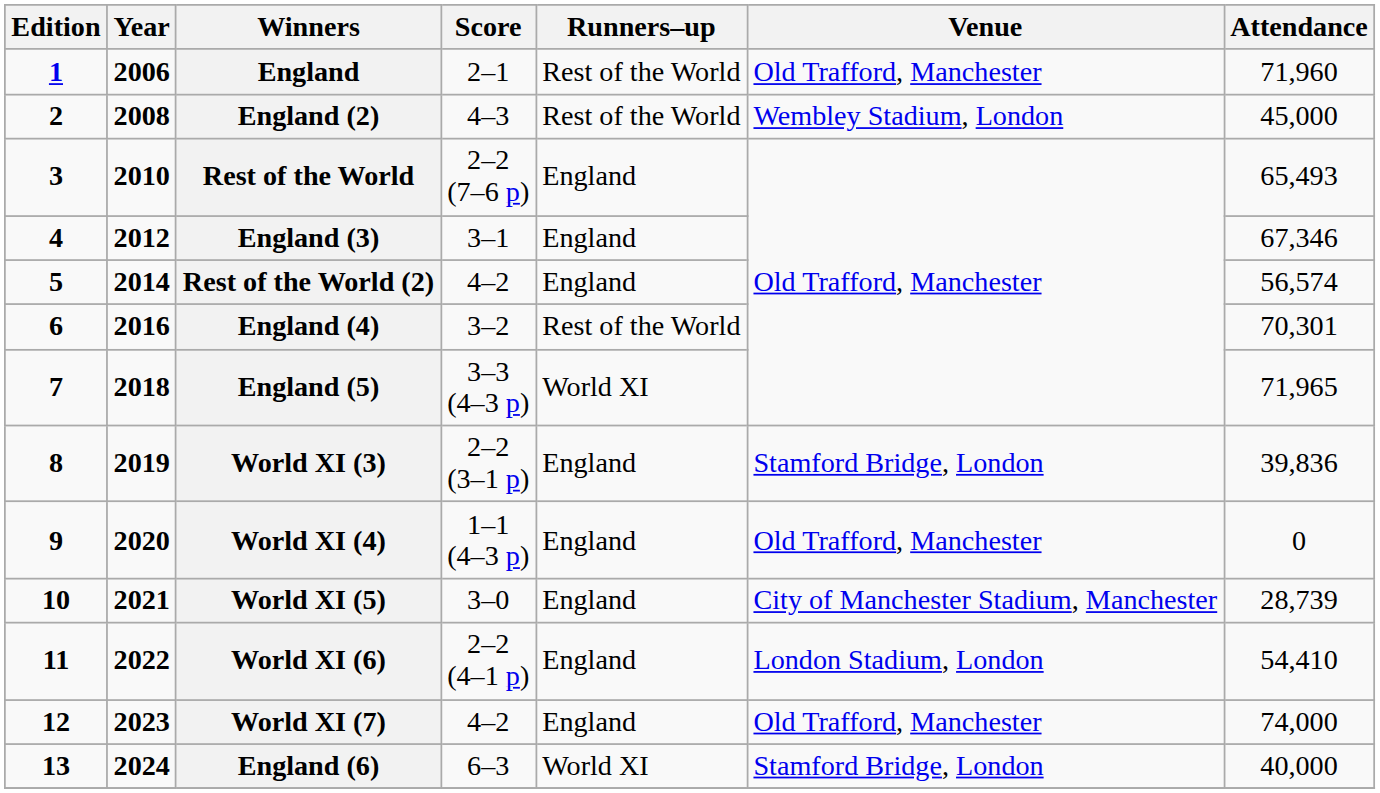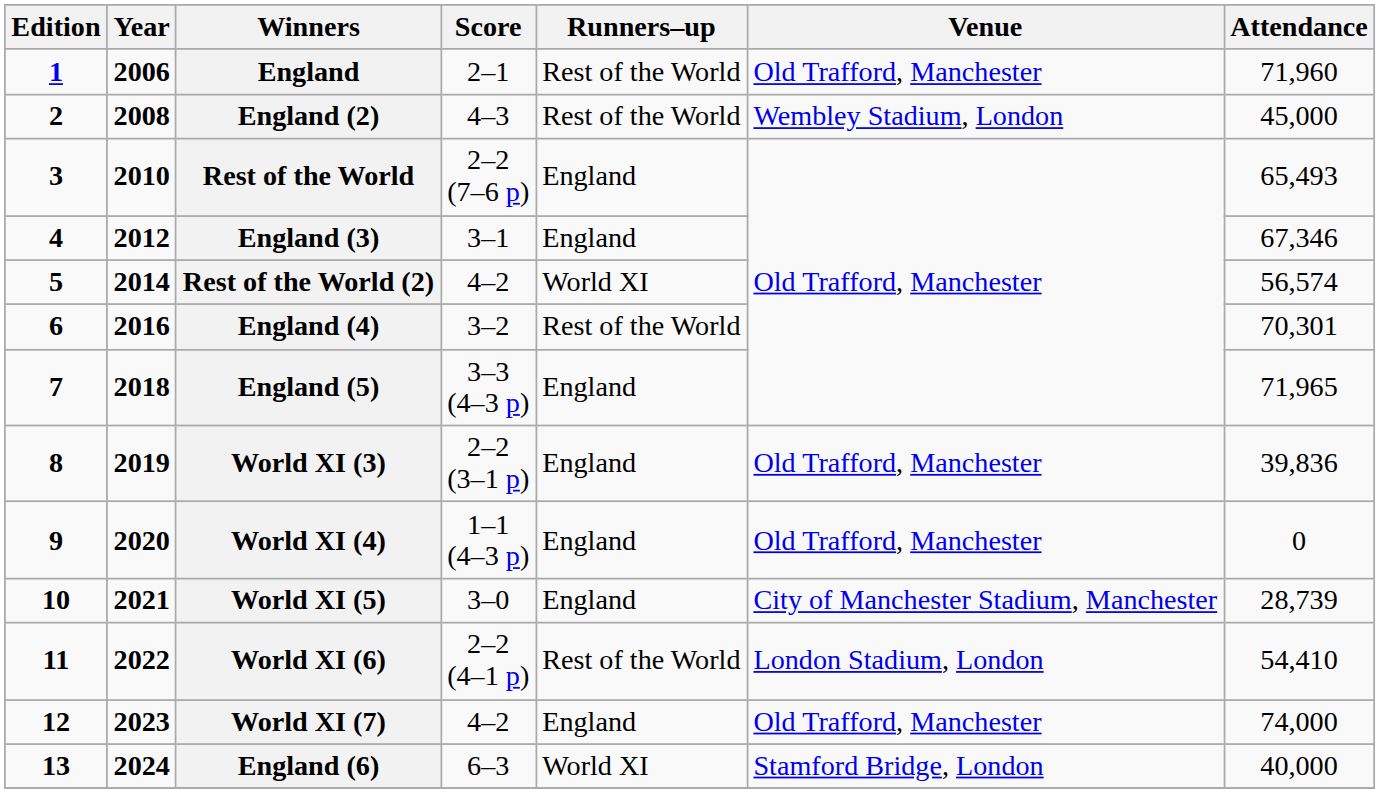(589, 281) England -> (595, 281) World XI
(595, 386) World XI -> (589, 386) England
(899, 463) Stamford Bridge, London -> (898, 463) Old Trafford, Manchester
(589, 660) England -> (641, 660) Rest of the World
